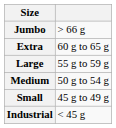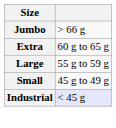- row: (30, 81)
(71, 115) no background -> (71, 98) lavender background
